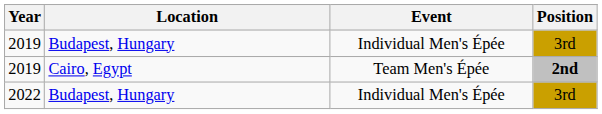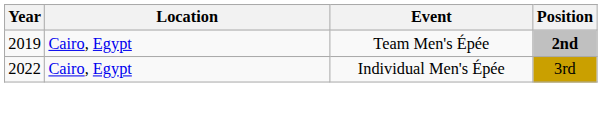- row: (25, 43)
(111, 95) Budapest, Hungary -> (90, 69) Cairo, Egypt
